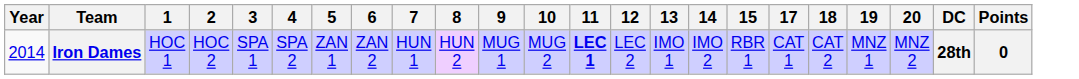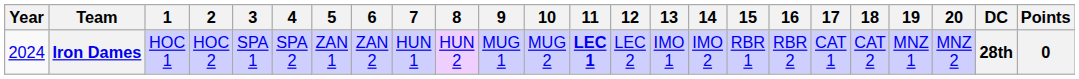+ column: (790, 17)
(27, 52) 2014 -> (27, 52) 2024
